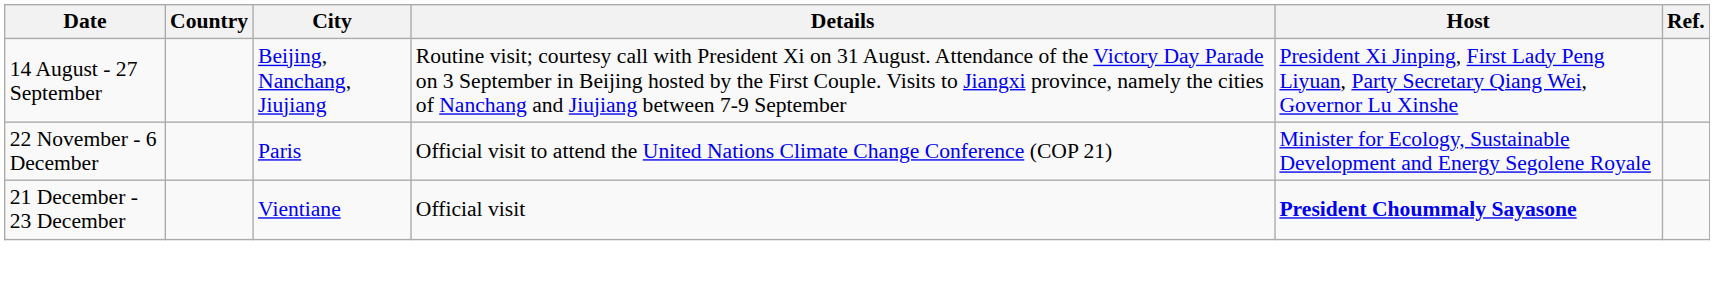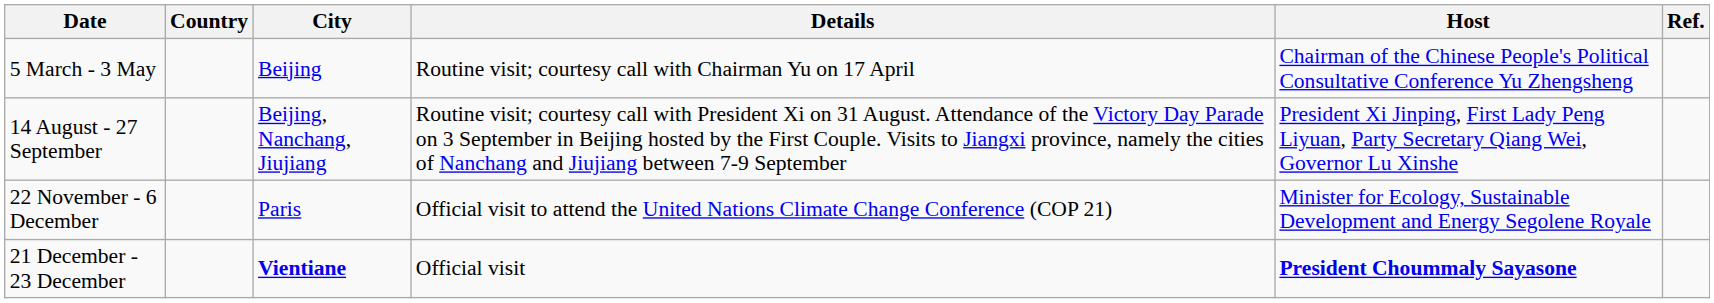+ row: (83, 68)
(299, 209) normal -> (302, 268) bold
